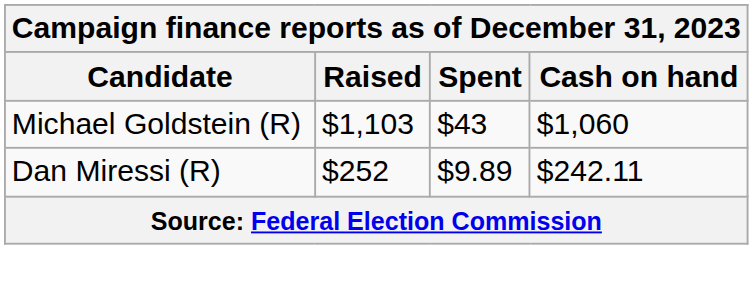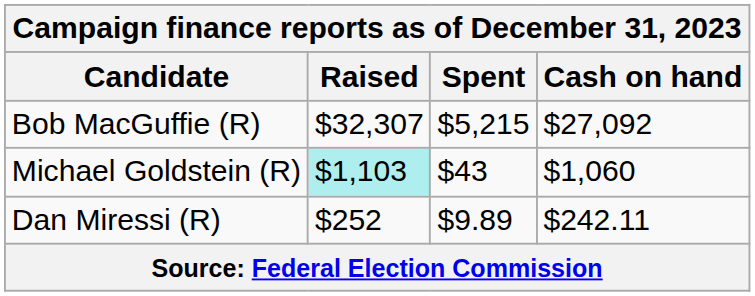+ row: (136, 123)
(368, 123) no background -> (361, 171) paleturquoise background
